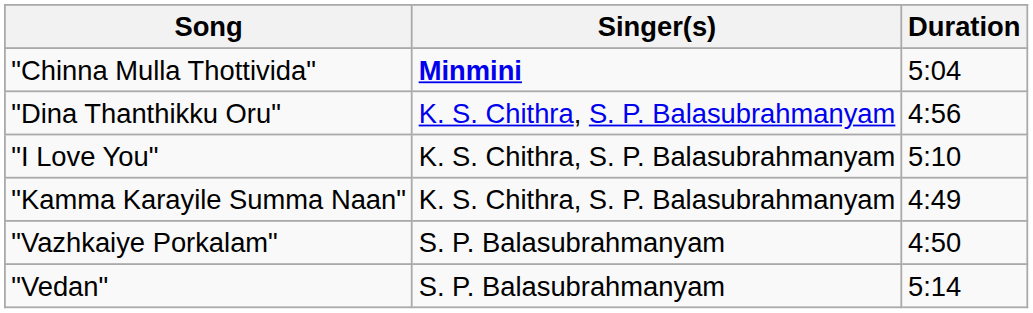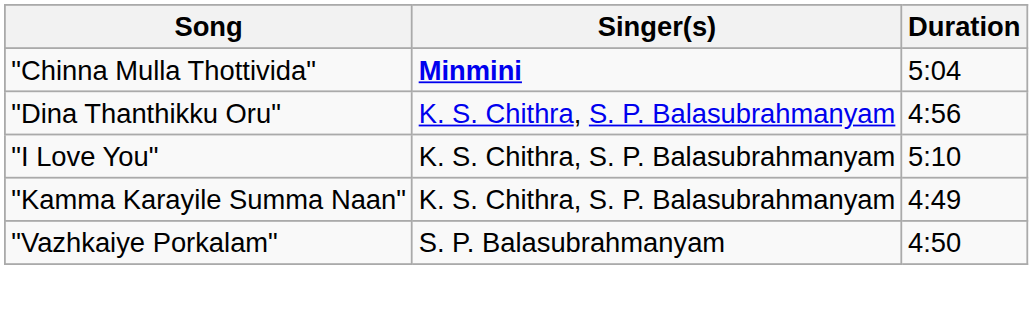- row: (60, 287)
